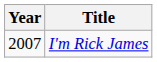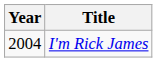(25, 43) 2007 -> (25, 43) 2004
